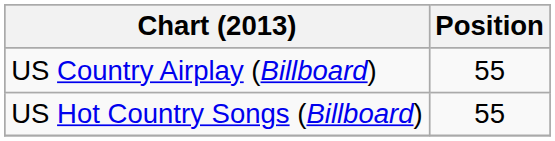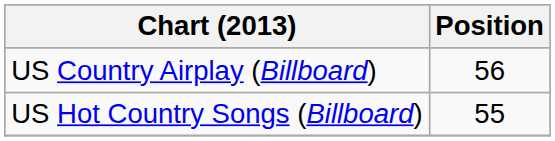(490, 69) 55 -> (490, 69) 56
